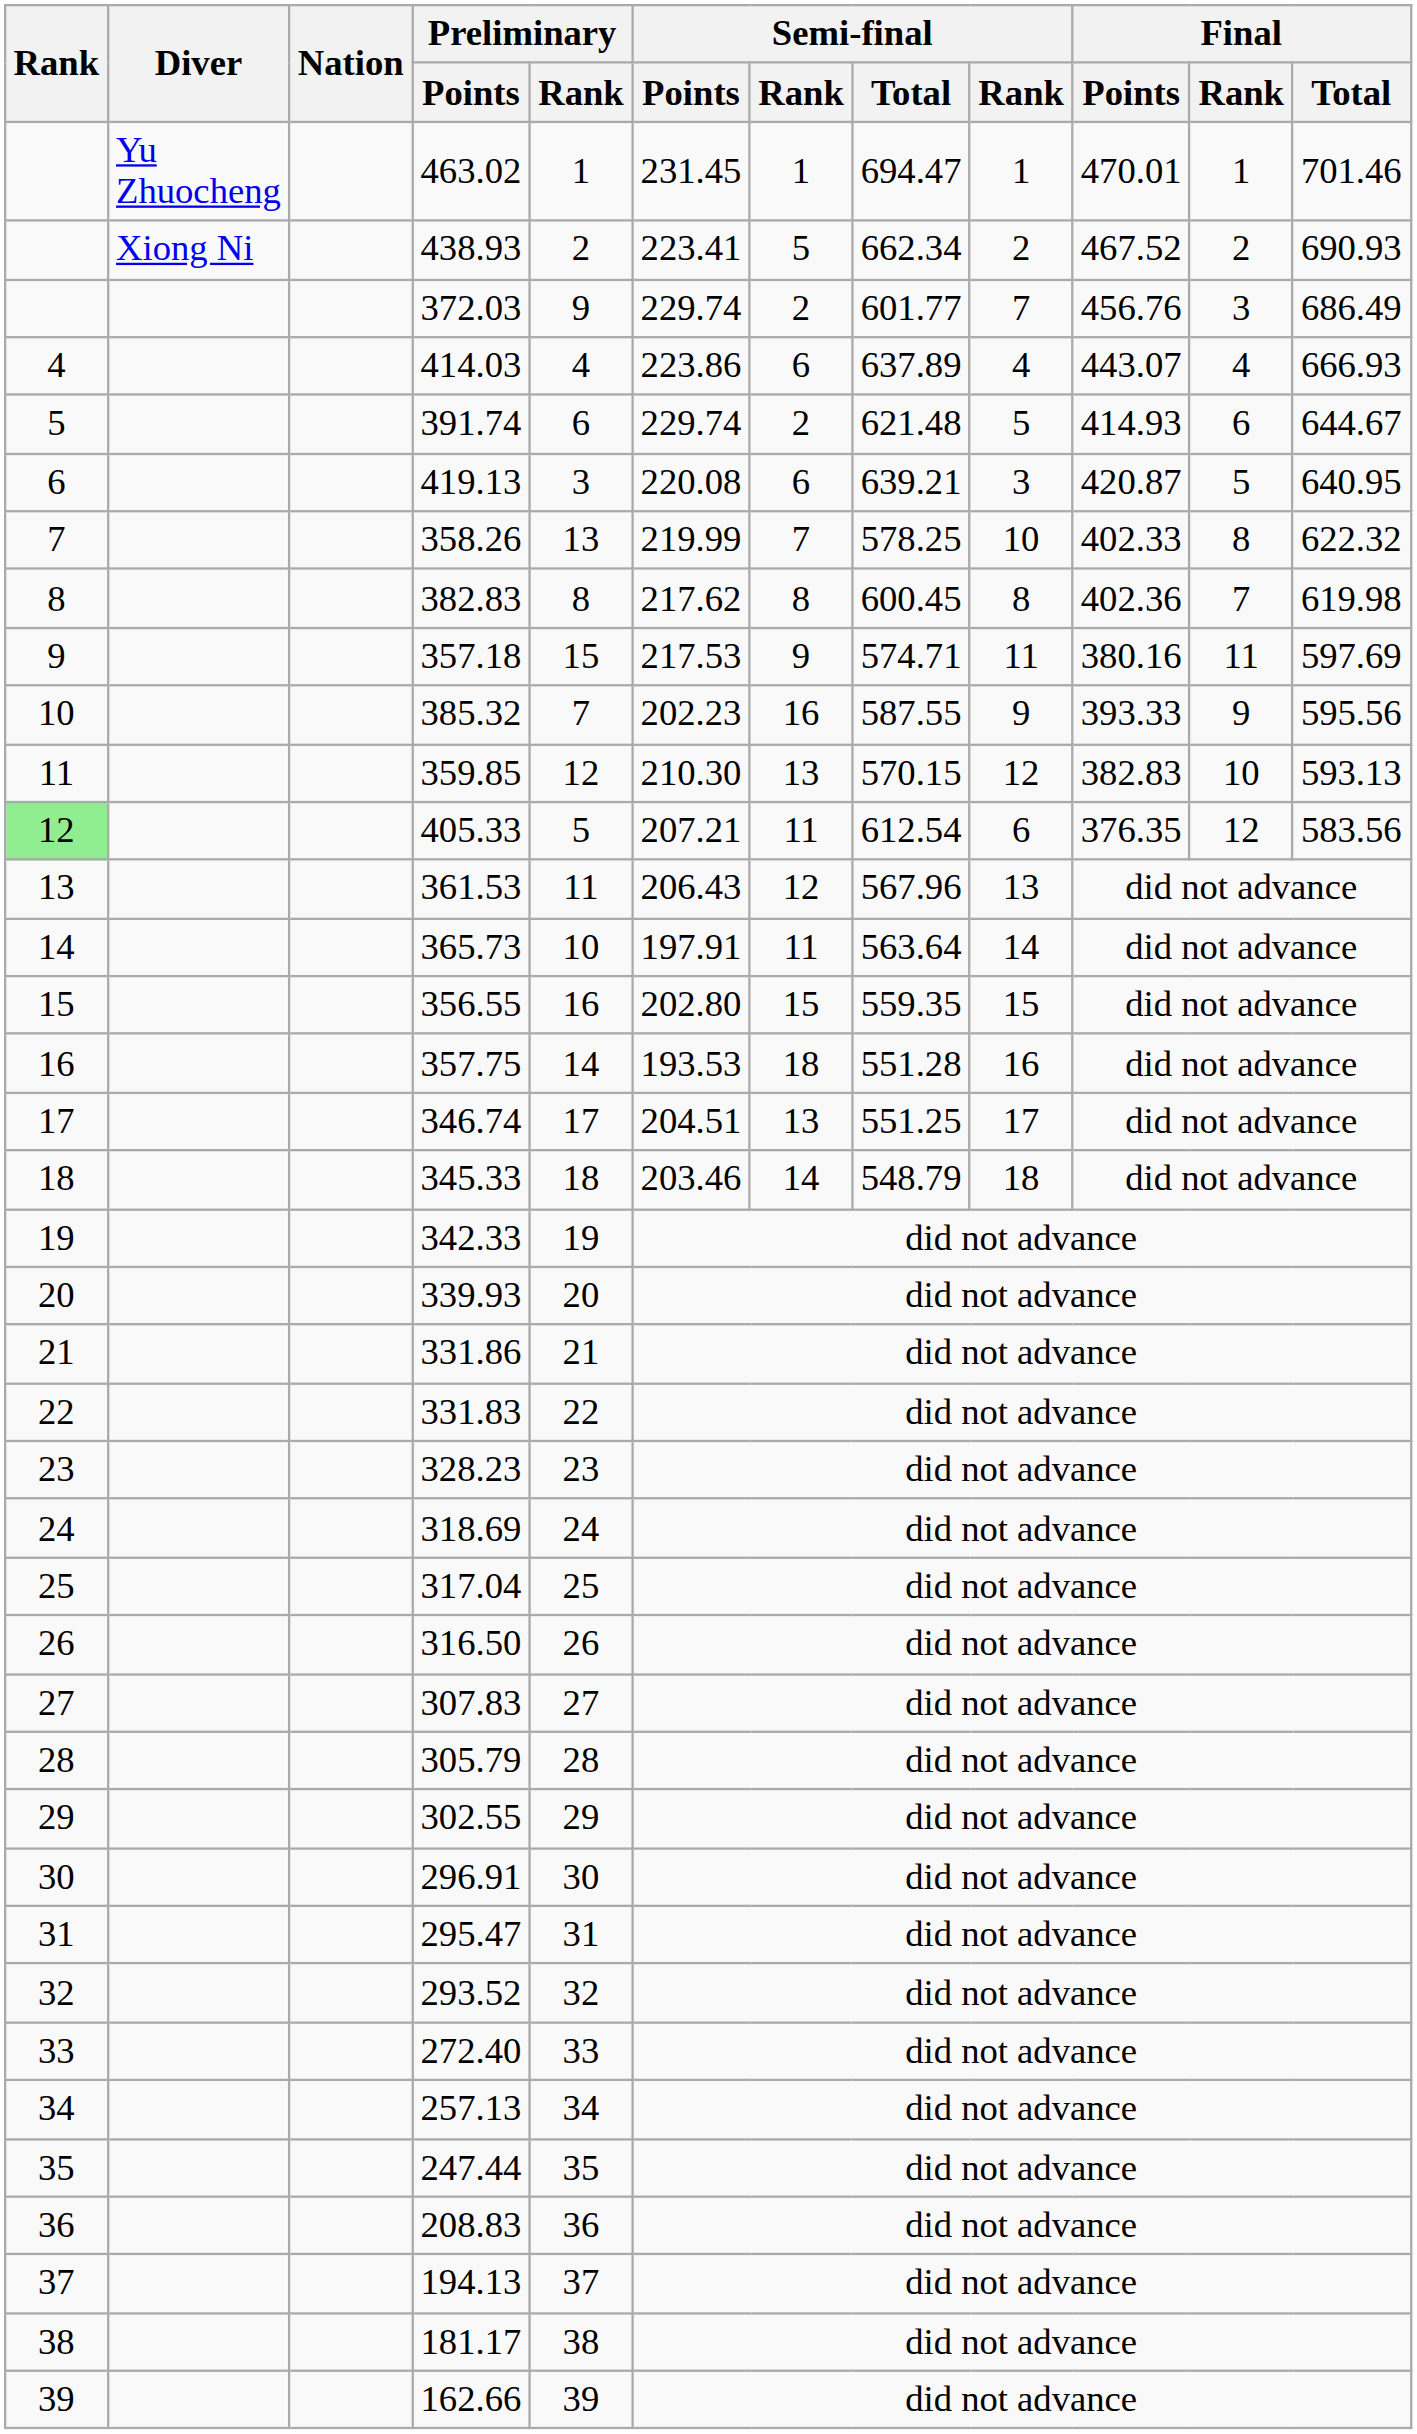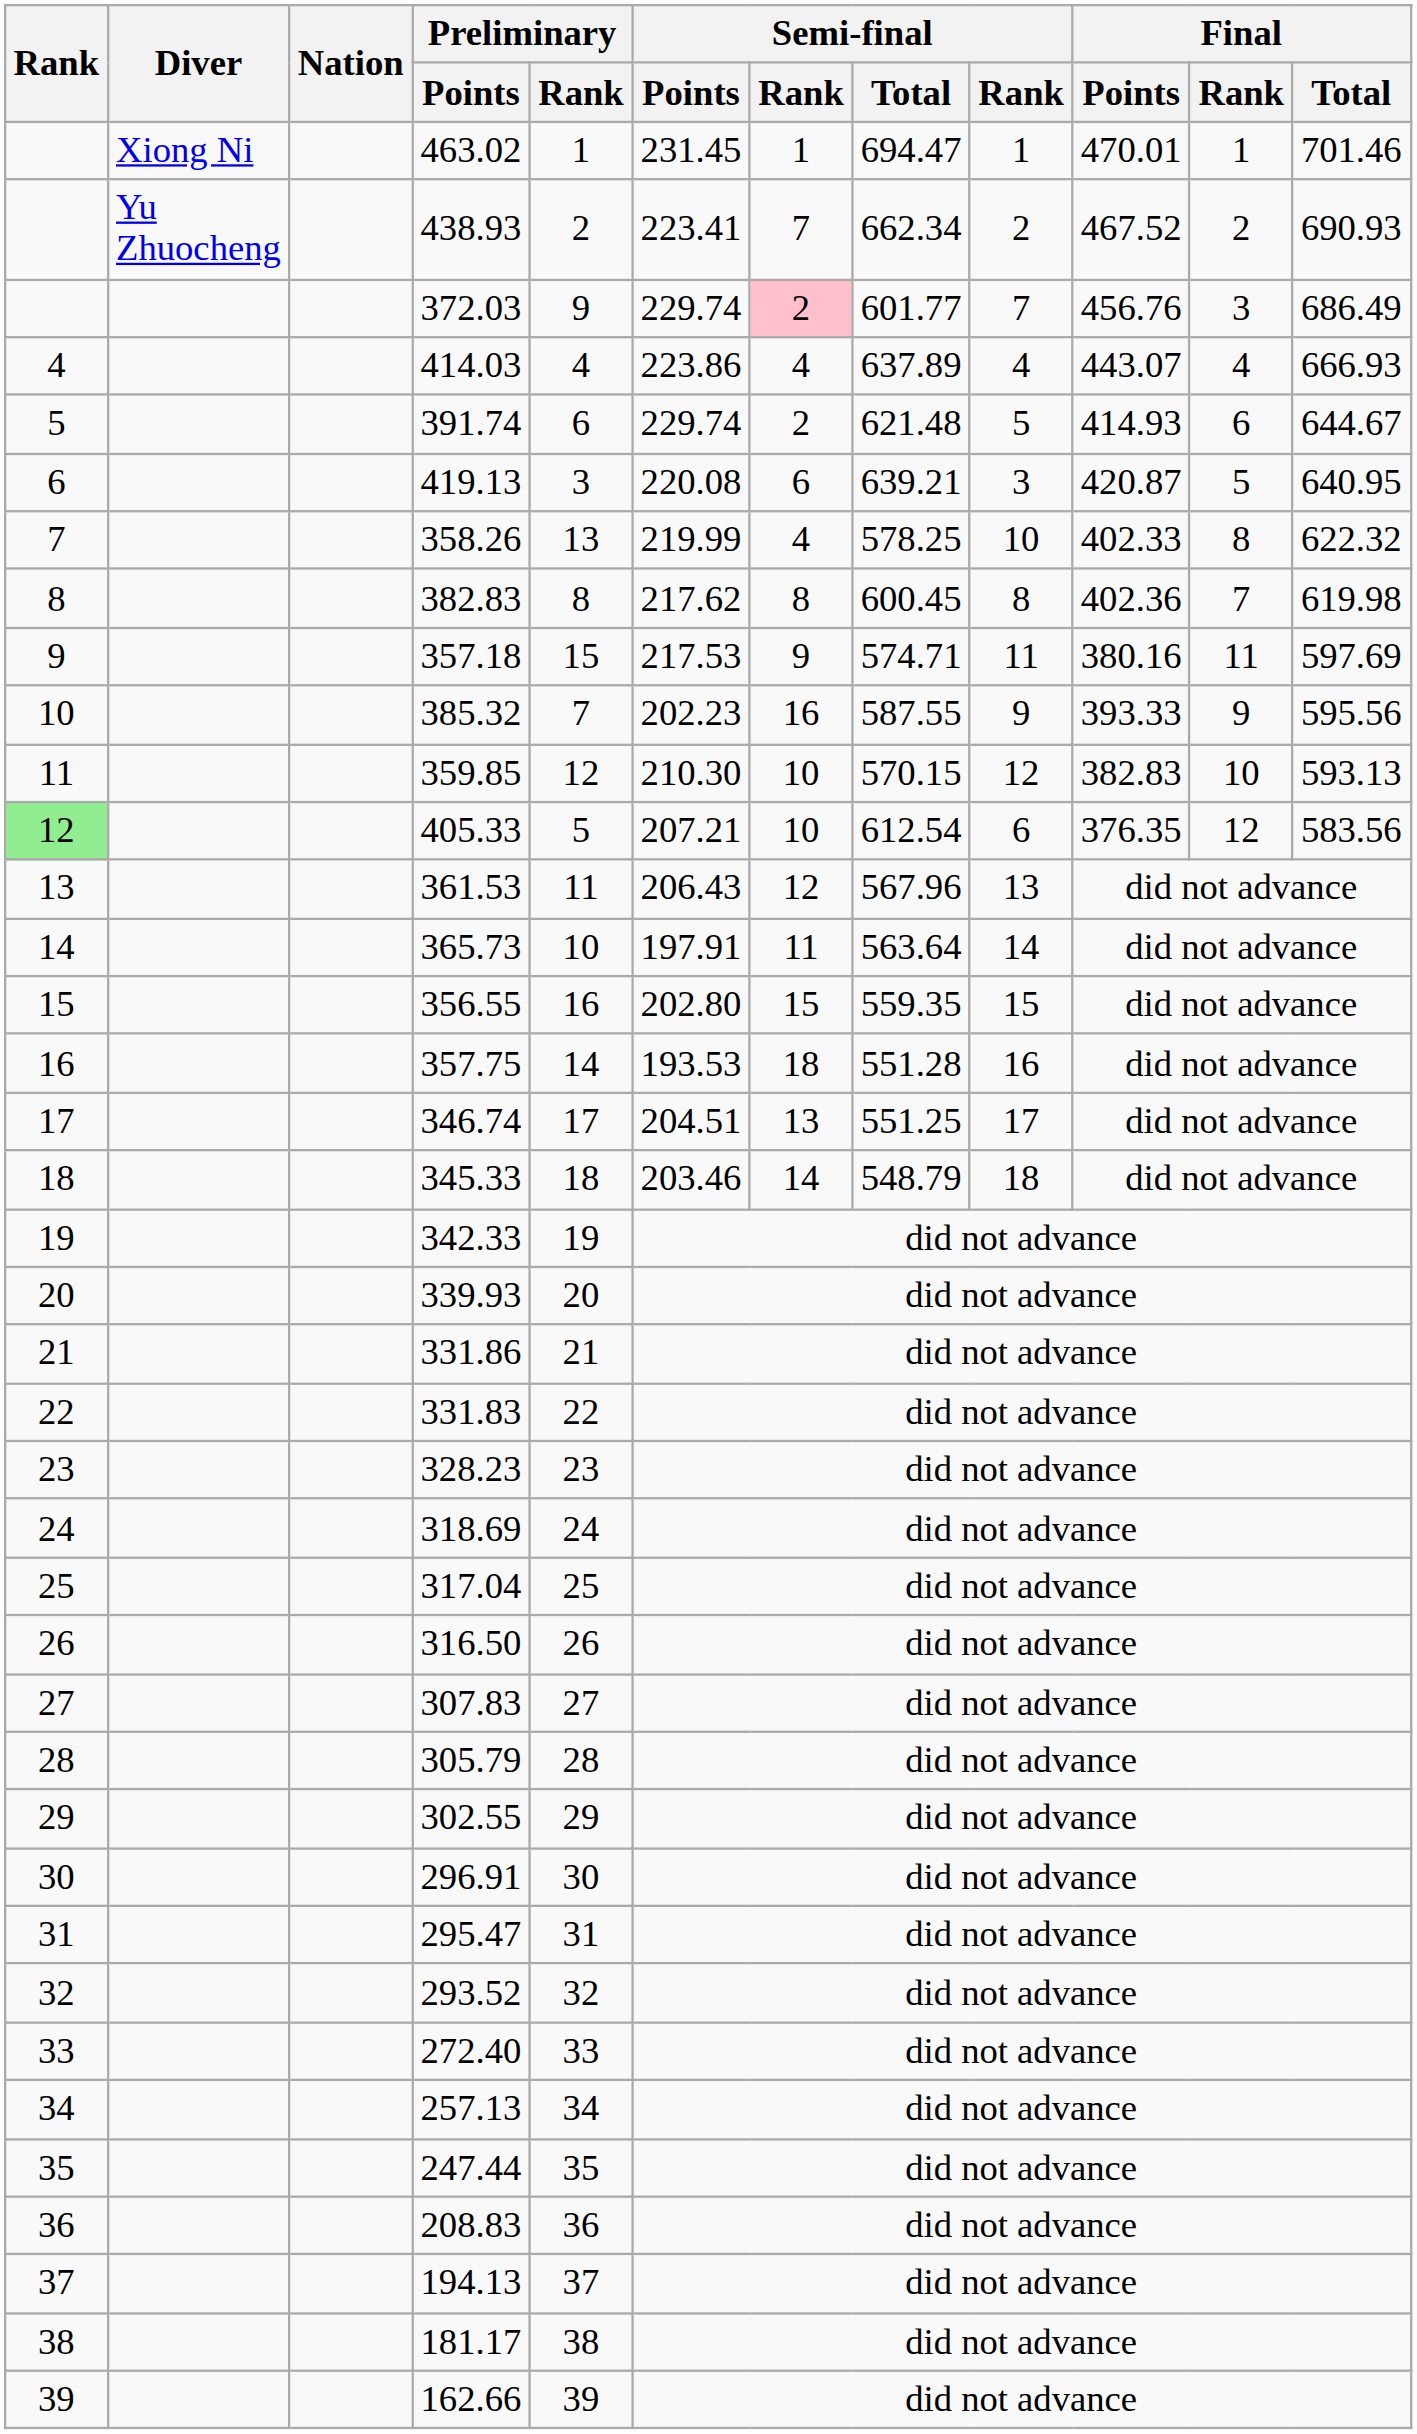(198, 170) Yu Zhuocheng -> (185, 149) Xiong Ni
(185, 249) Xiong Ni -> (198, 228) Yu Zhuocheng
(801, 249) 5 -> (801, 228) 7
(801, 307) no background -> (801, 307) pink background
(801, 365) 6 -> (801, 365) 4
(801, 539) 7 -> (801, 539) 4
(801, 772) 13 -> (801, 772) 10
(801, 830) 11 -> (801, 830) 10
